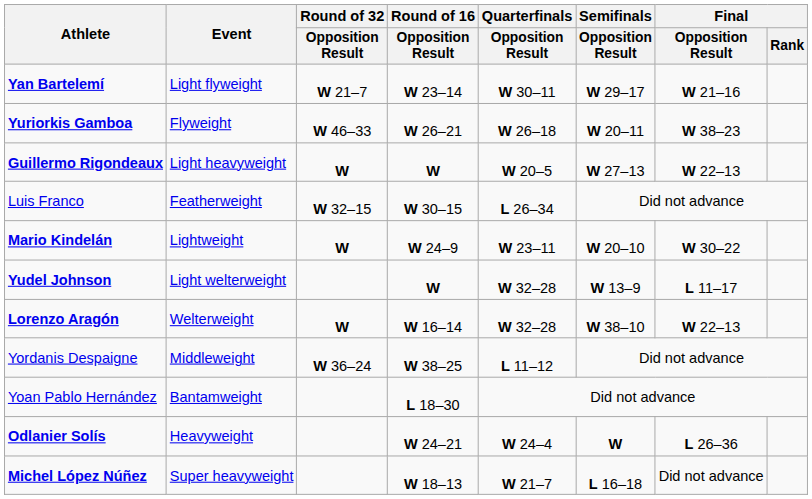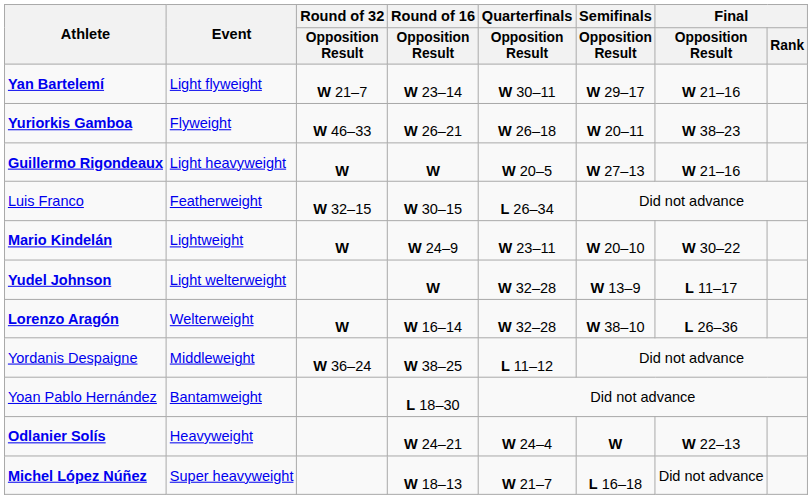(711, 171) W 22–13 -> (711, 171) W 21–16
(711, 327) W 22–13 -> (711, 327) L 26–36
(711, 445) L 26–36 -> (711, 445) W 22–13
